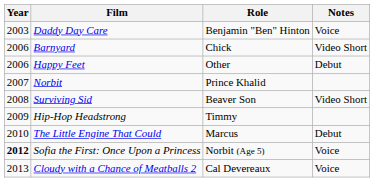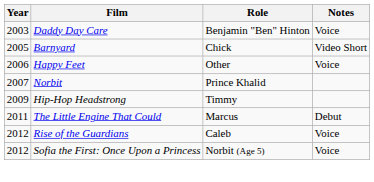(18, 47) 2006 -> (18, 47) 2005
(328, 64) Debut -> (327, 64) Voice
- row: (63, 99)
(18, 133) 2010 -> (18, 116) 2011
+ row: (81, 133)
(18, 151) bold -> (18, 151) normal
- row: (115, 168)
